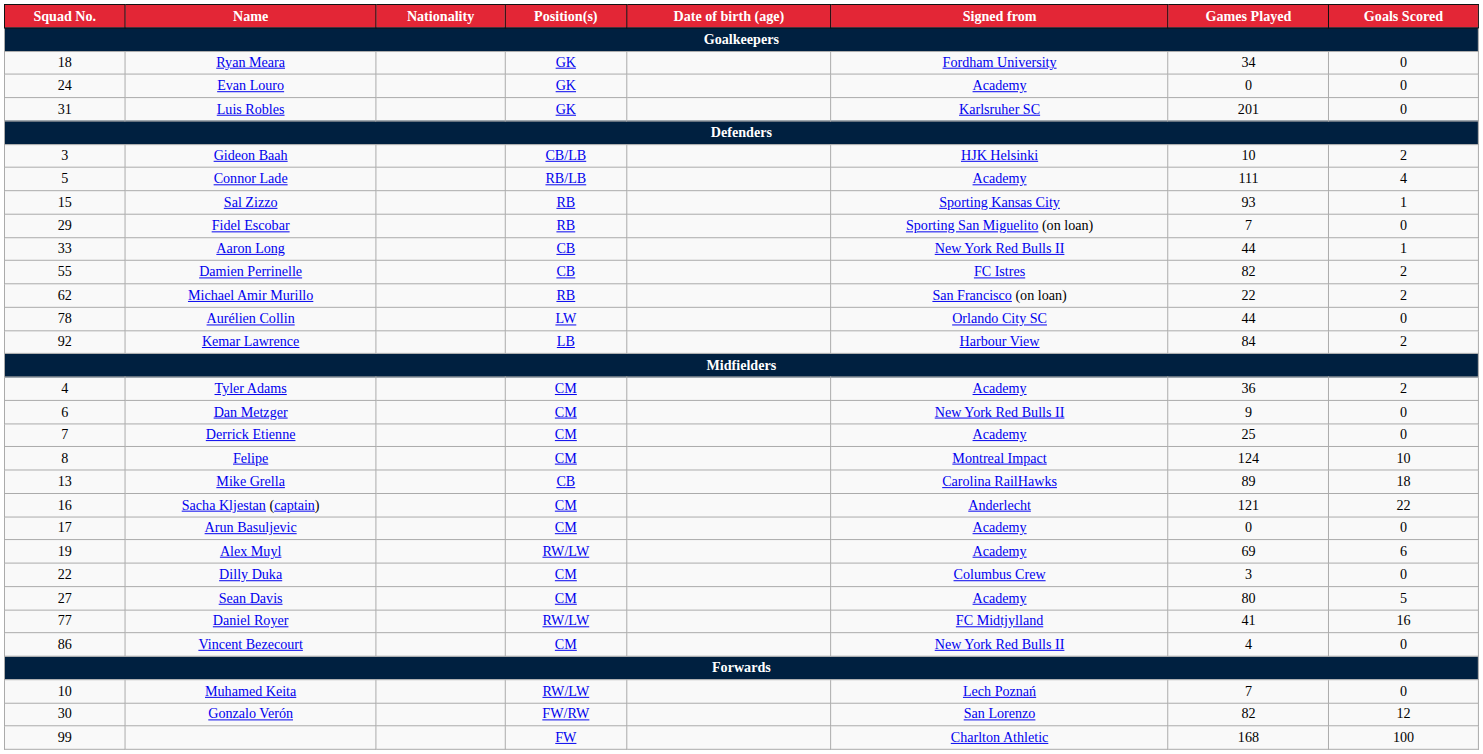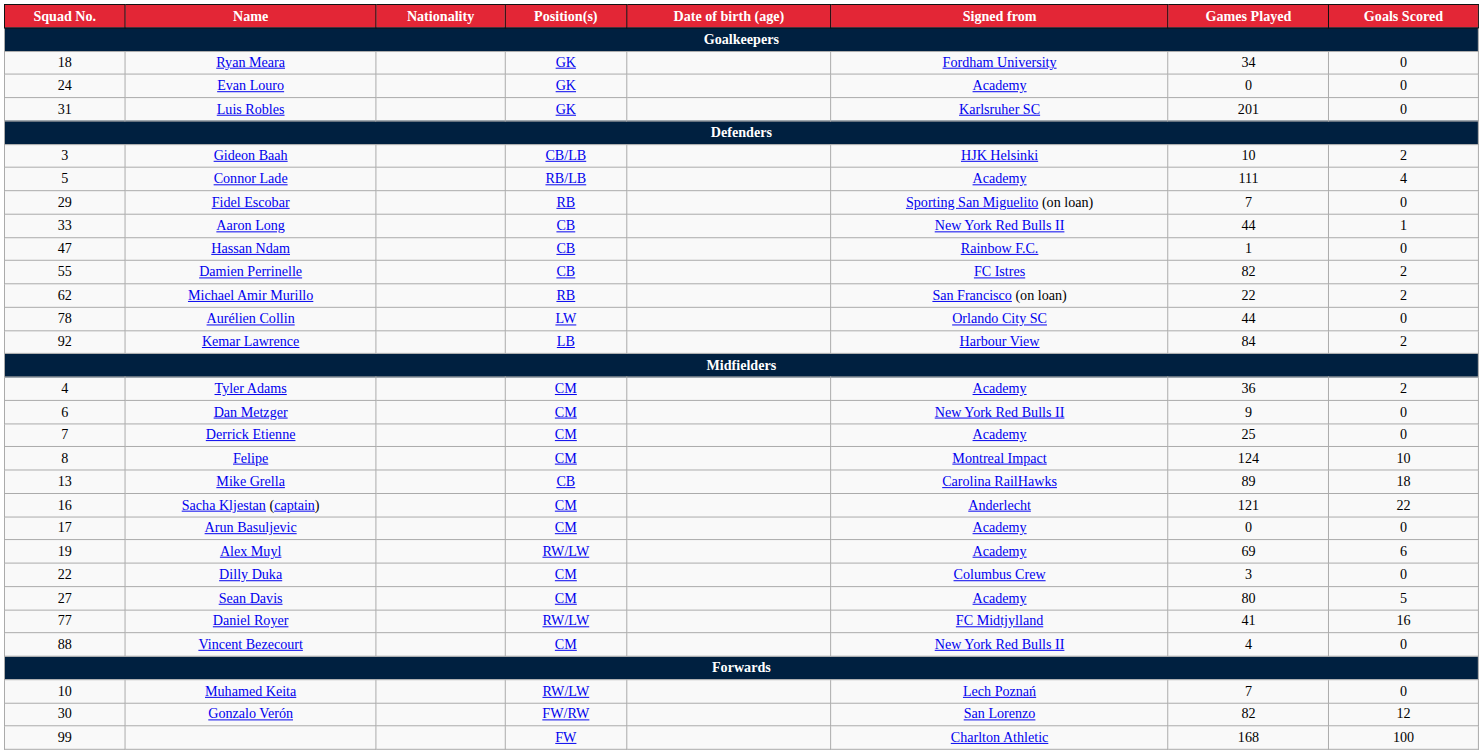- row: (251, 202)
+ row: (251, 249)
(65, 644) 86 -> (65, 644) 88
